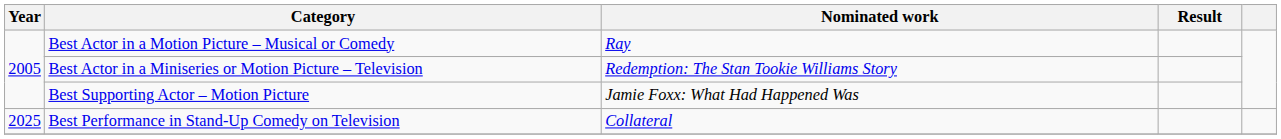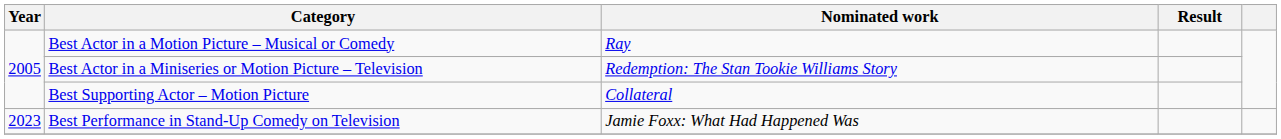(732, 95) Jamie Foxx: What Had Happened Was -> (639, 95) Collateral
(25, 120) 2025 -> (25, 120) 2023
(639, 120) Collateral -> (732, 120) Jamie Foxx: What Had Happened Was
